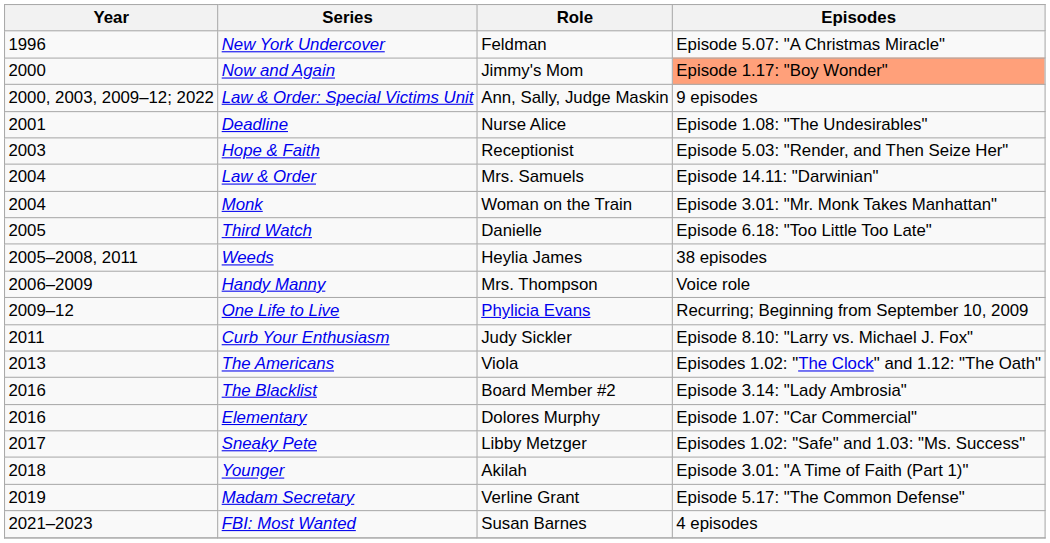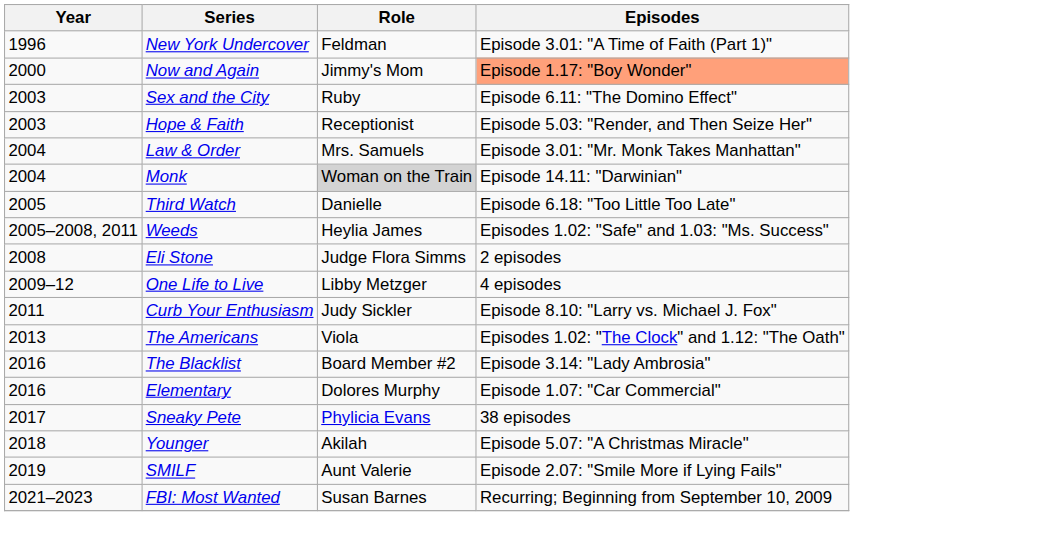(811, 44) Episode 5.07: "A Christmas Miracle" -> (626, 44) Episode 3.01: "A Time of Faith (Part 1)"
- row: (348, 97)
- row: (255, 124)
+ row: (207, 97)
(777, 177) Episode 14.11: "Darwinian" -> (640, 151) Episode 3.01: "Mr. Monk Takes Manhattan"
(557, 204) no background -> (397, 177) lightgrey background
(837, 204) Episode 3.01: "Mr. Monk Takes Manhattan" -> (581, 177) Episode 14.11: "Darwinian"
(722, 257) 38 episodes -> (654, 230) Episodes 1.02: "Safe" and 1.03: "Ms. Success"
- row: (274, 284)
+ row: (179, 257)
(536, 310) Phylicia Evans -> (374, 284) Libby Metzger
(852, 310) Recurring; Beginning from September 10, 2009 -> (521, 284) 4 episodes
(534, 444) Libby Metzger -> (376, 417) Phylicia Evans
(851, 444) Episodes 1.02: "Safe" and 1.03: "Ms. Success" -> (525, 417) 38 episodes
(822, 470) Episode 3.01: "A Time of Faith (Part 1)" -> (614, 444) Episode 5.07: "A Christmas Miracle"
+ row: (170, 470)
- row: (288, 497)
(717, 524) 4 episodes -> (656, 497) Recurring; Beginning from September 10, 2009
